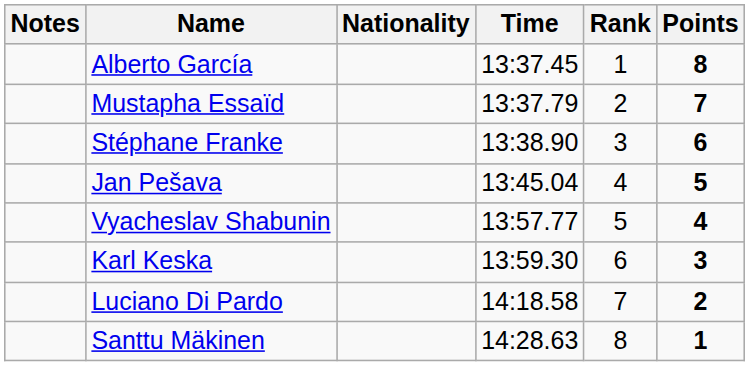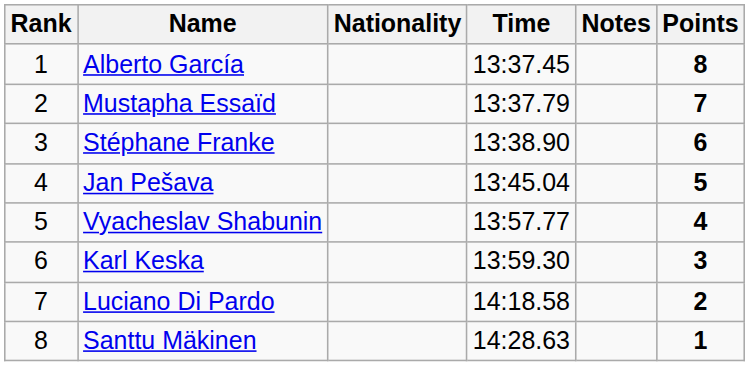columns swapped: (620, 24) <-> (45, 24)
